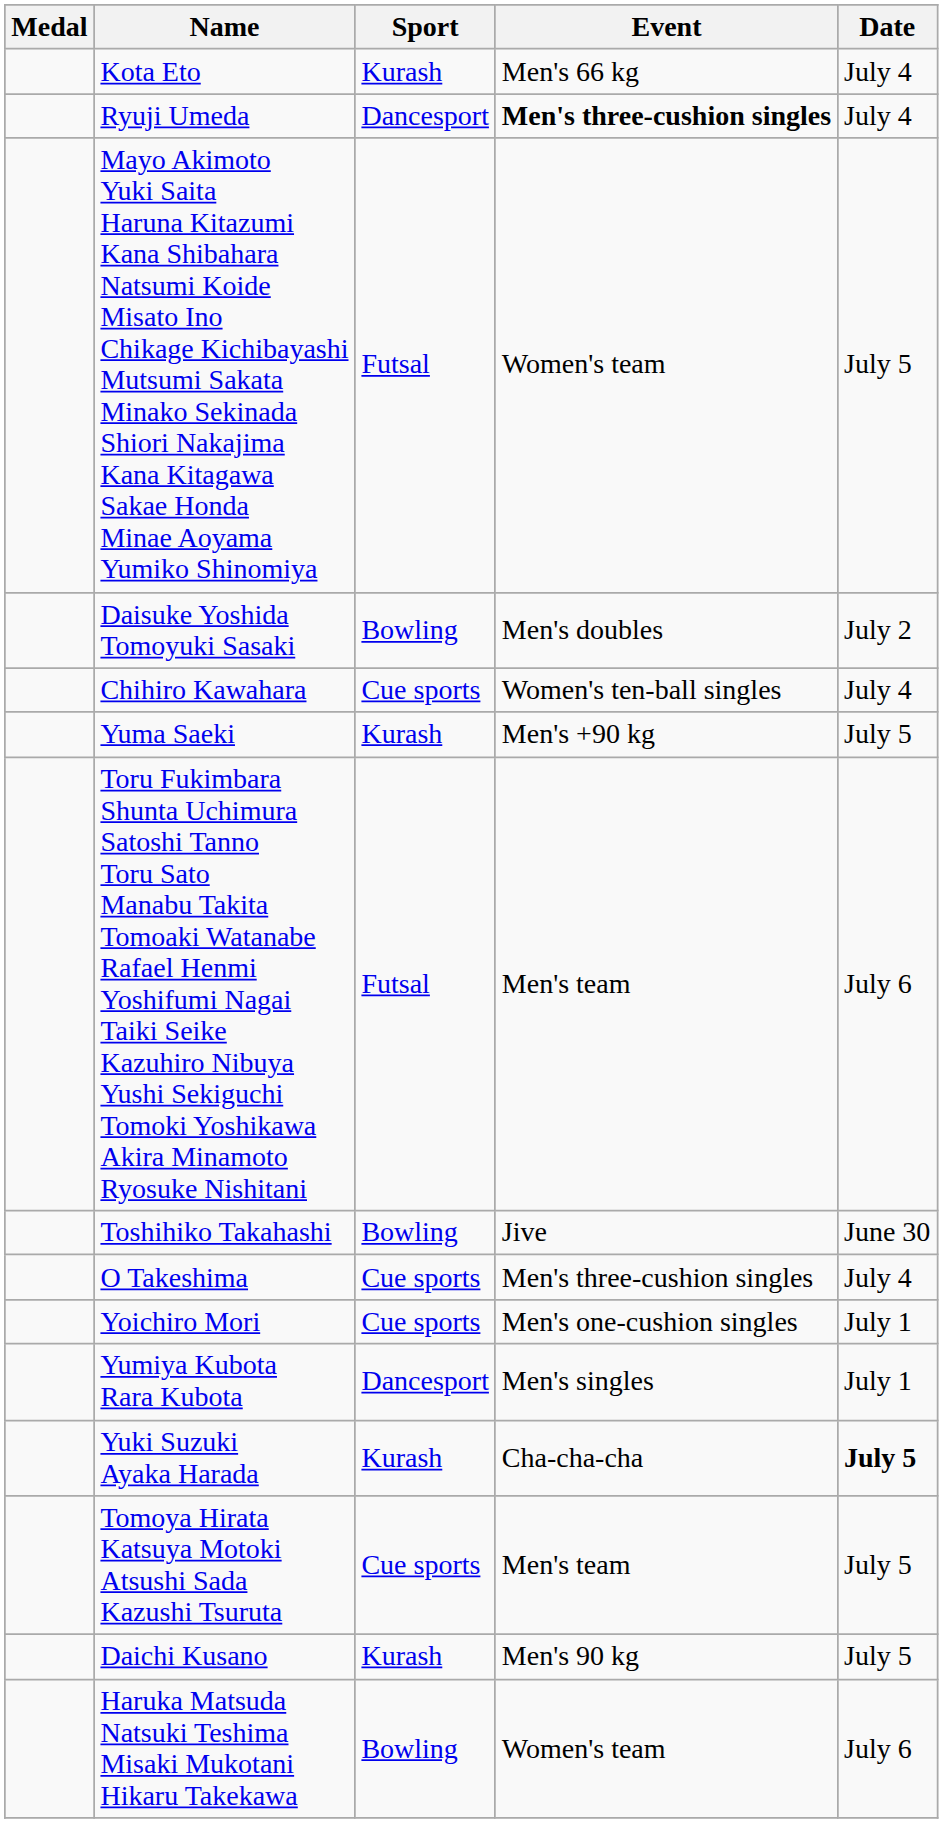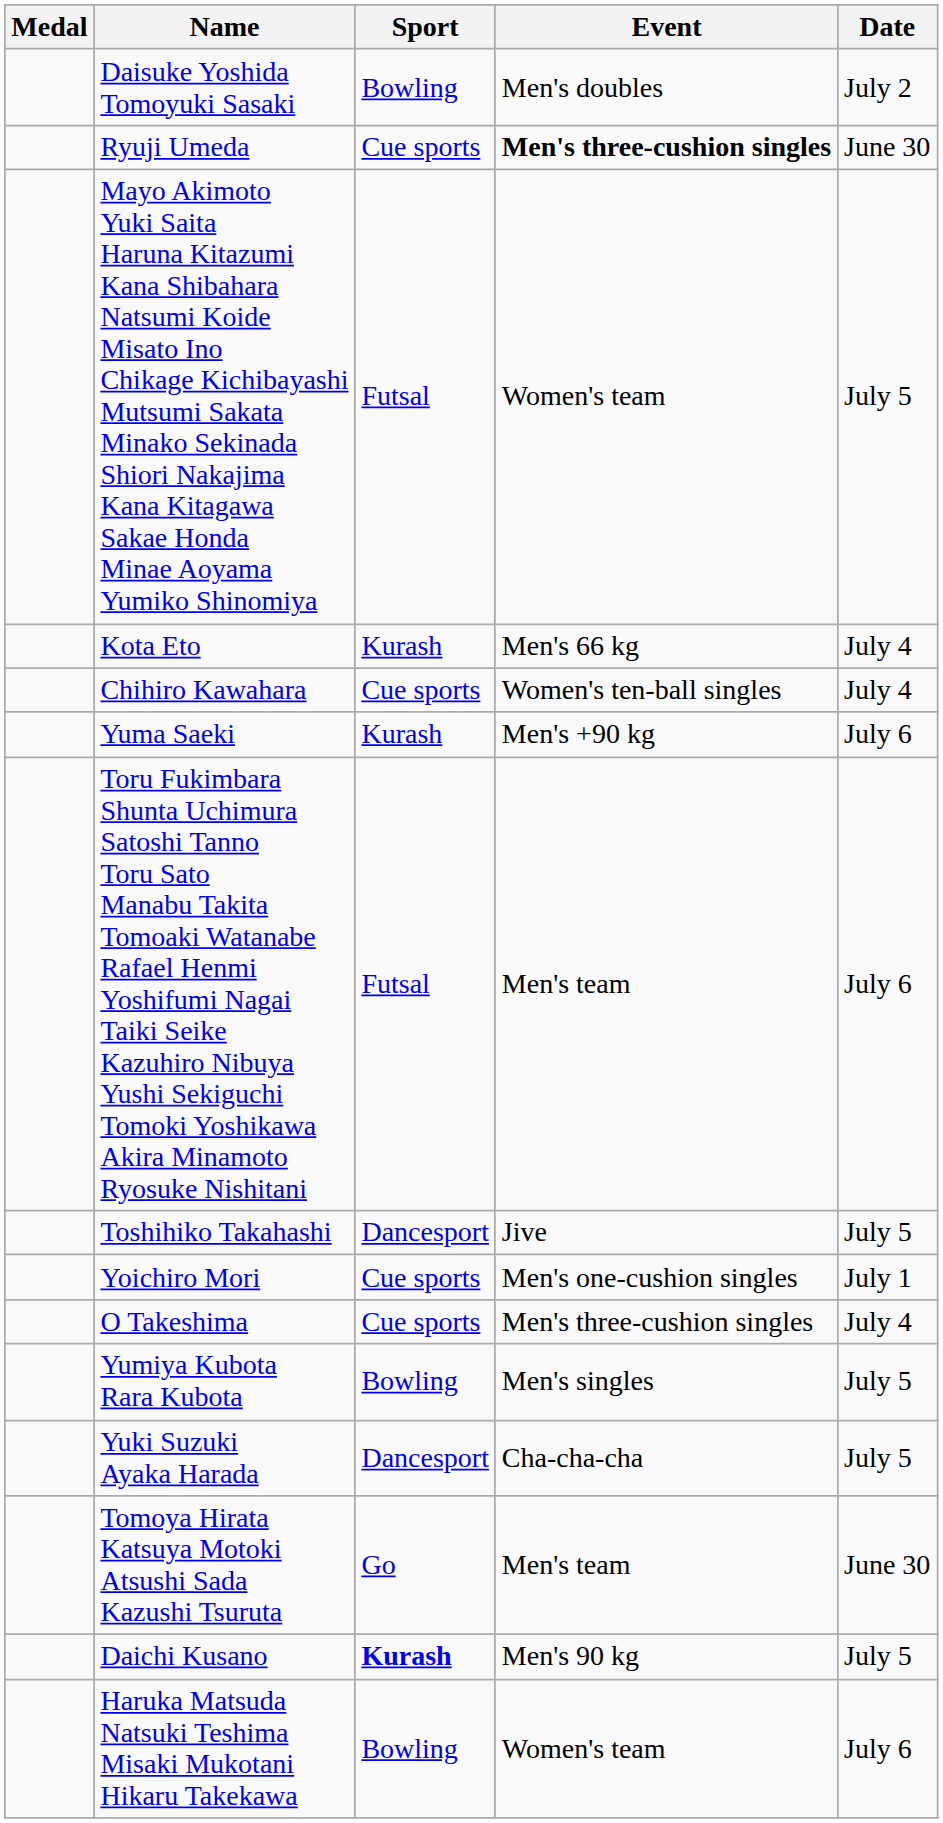rows swapped: (151, 71) <-> (198, 629)
(425, 115) Dancesport -> (421, 147) Cue sports
(878, 115) July 4 -> (887, 147) June 30
(878, 734) July 5 -> (878, 734) July 6
(410, 1232) Bowling -> (425, 1232) Dancesport
(887, 1232) June 30 -> (878, 1232) July 5
rows swapped: (180, 1321) <-> (174, 1276)
(425, 1381) Dancesport -> (410, 1381) Bowling
(878, 1381) July 1 -> (878, 1381) July 5
(402, 1457) Kurash -> (425, 1457) Dancesport
(880, 1457) bold -> (878, 1457) normal
(421, 1564) Cue sports -> (379, 1564) Go
(878, 1564) July 5 -> (887, 1564) June 30
(402, 1656) normal -> (407, 1656) bold
